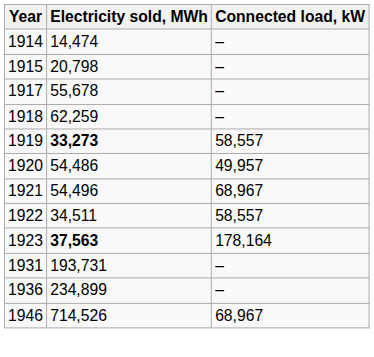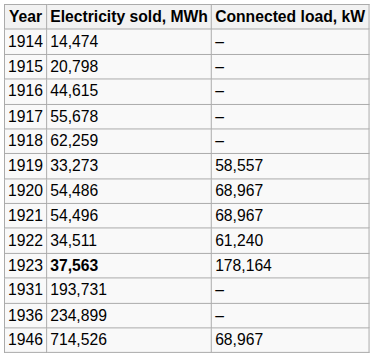+ row: (26, 91)
(74, 141) bold -> (74, 166) normal
(239, 166) 49,957 -> (239, 191) 68,967
(239, 215) 58,557 -> (239, 240) 61,240
